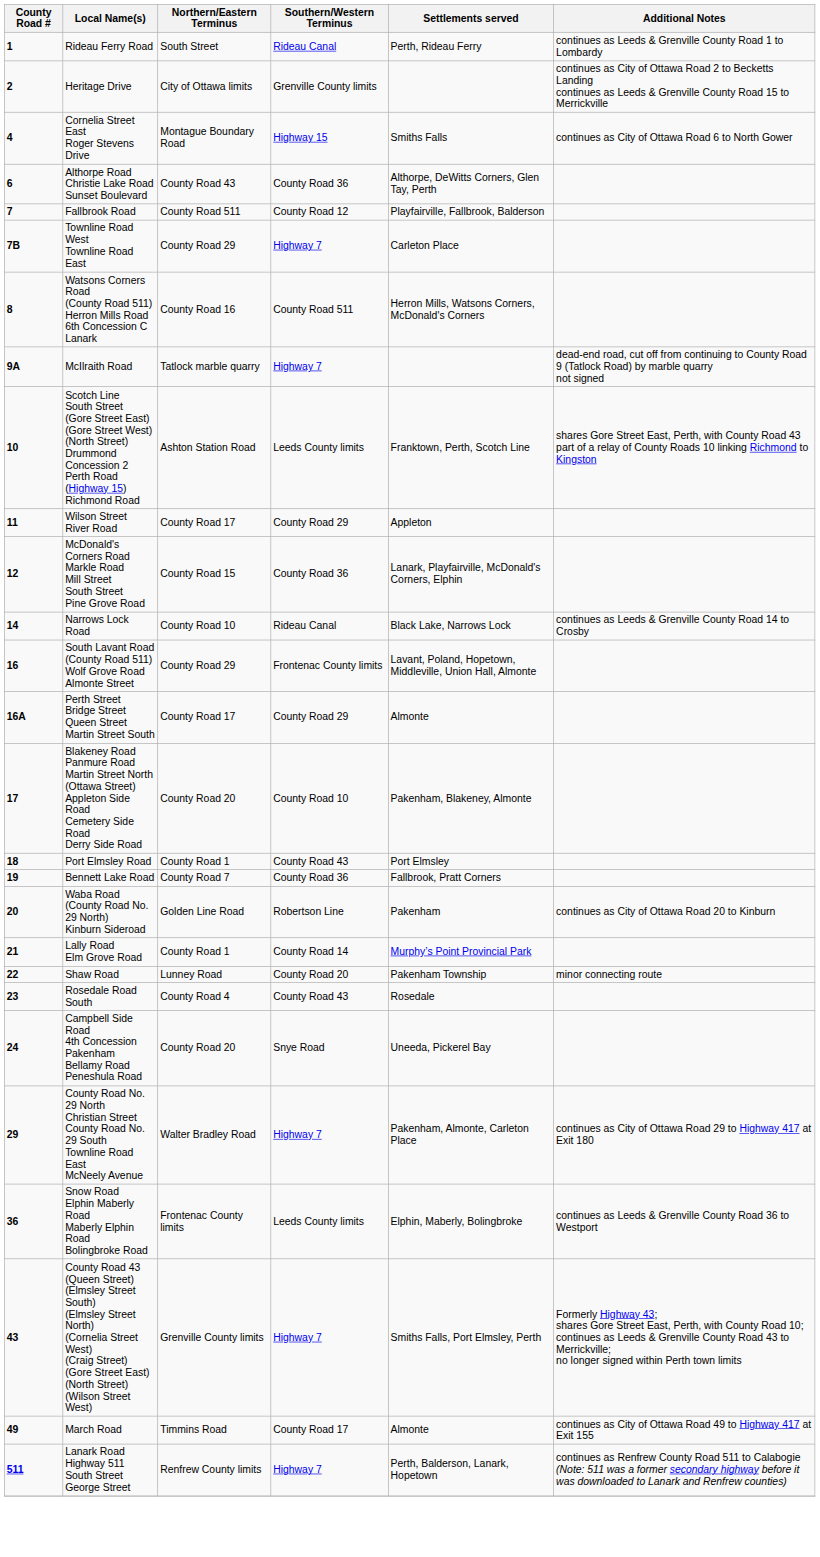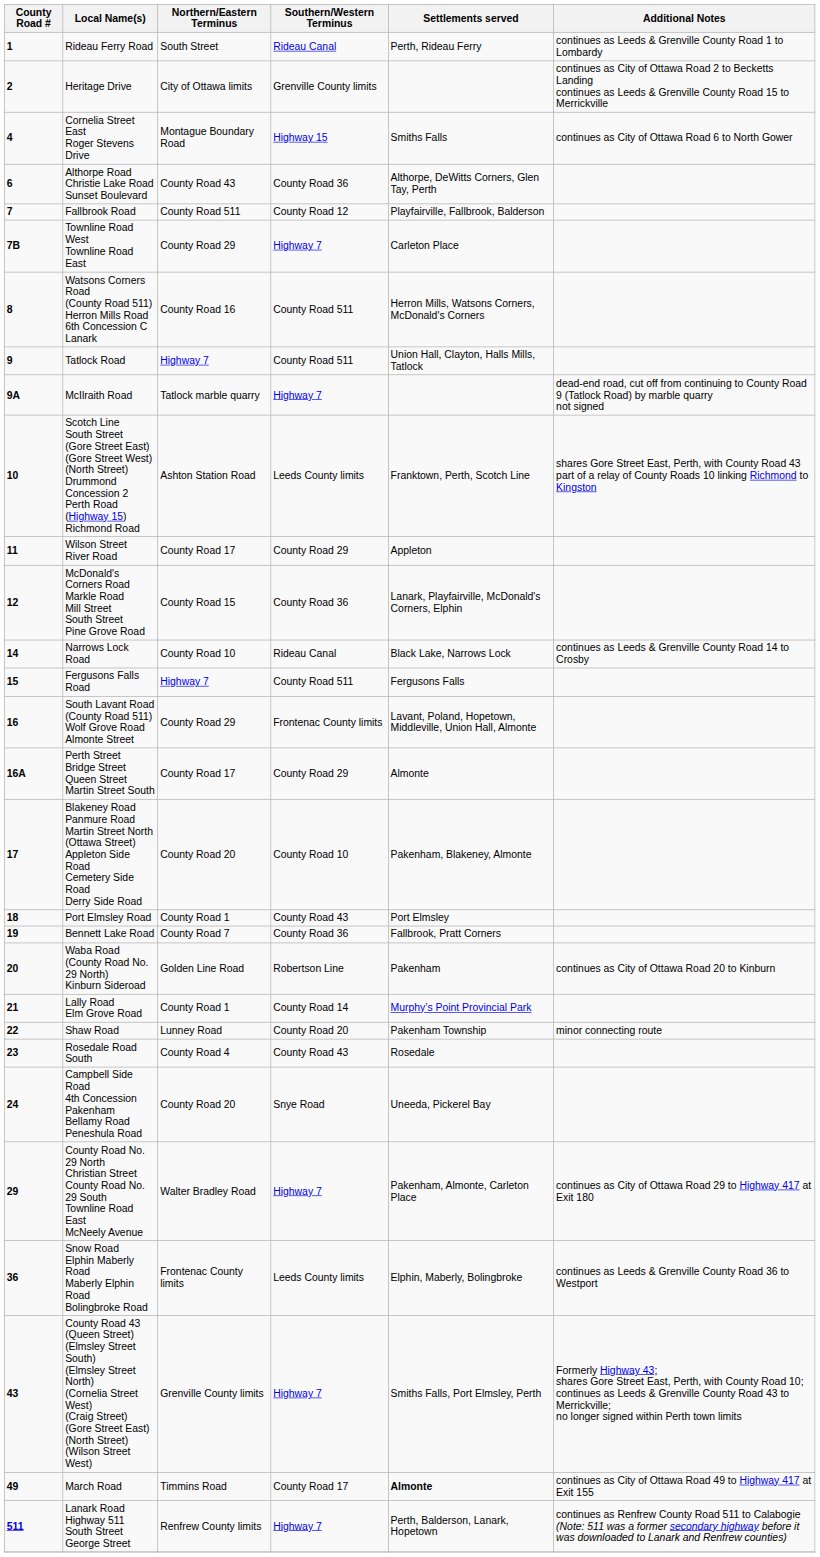+ row: (95, 361)
+ row: (102, 682)
(410, 1430) normal -> (411, 1486) bold
